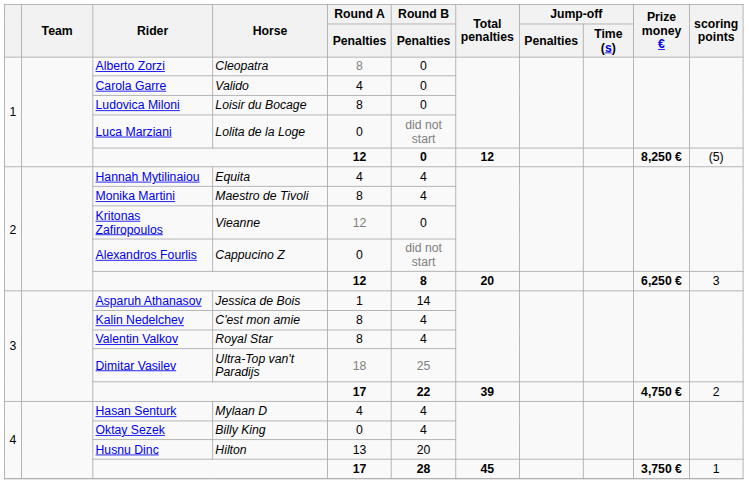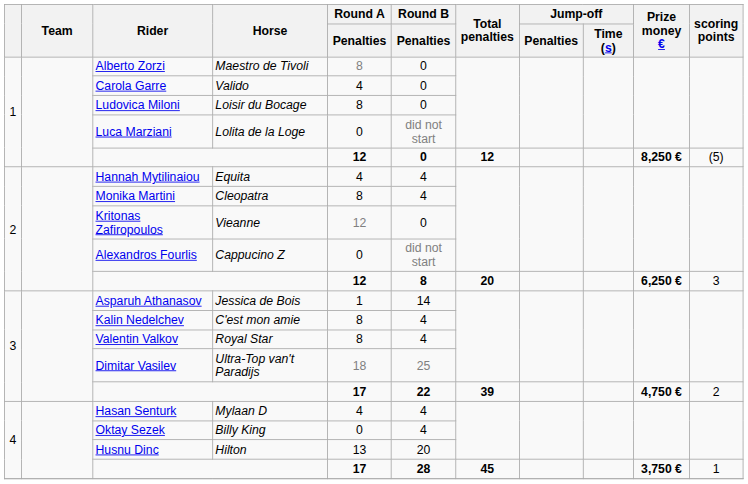(242, 67) Cleopatra -> (262, 67) Maestro de Tivoli
(262, 196) Maestro de Tivoli -> (242, 196) Cleopatra
